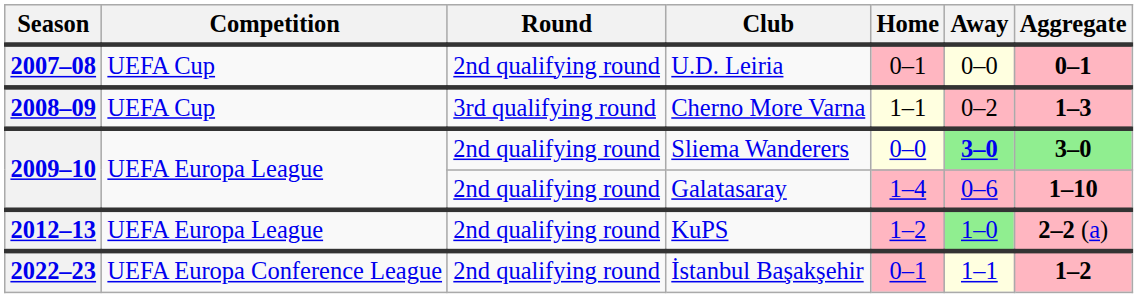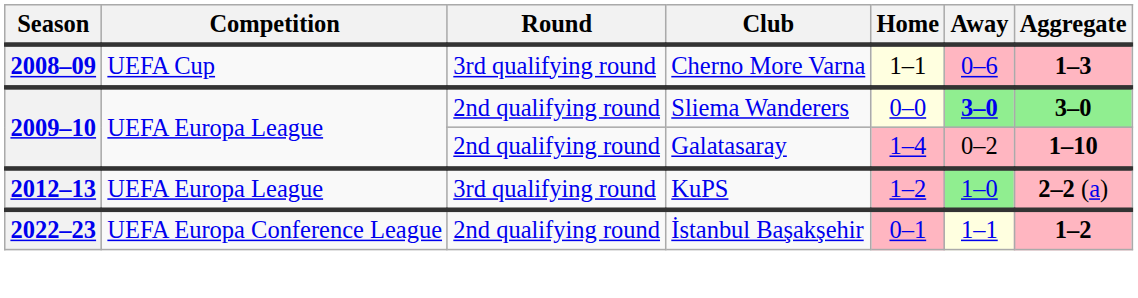- row: (727, 65)
(979, 107) 0–2 -> (979, 65) 0–6
(979, 188) 0–6 -> (979, 146) 0–2
(557, 230) 2nd qualifying round -> (555, 188) 3rd qualifying round
